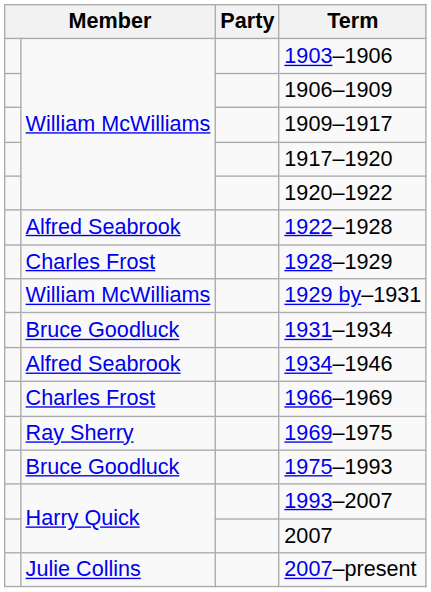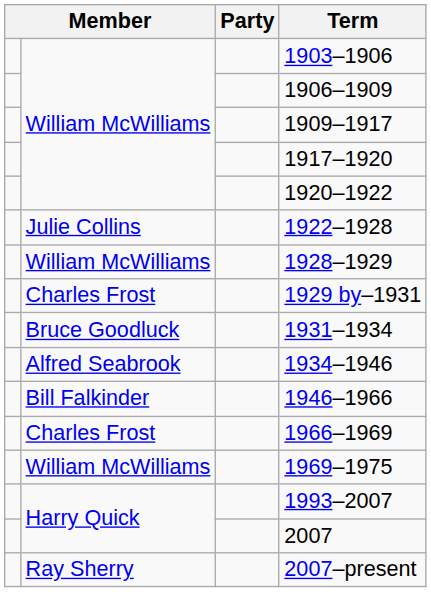(103, 227) Alfred Seabrook -> (83, 227) Julie Collins
(90, 261) Charles Frost -> (118, 261) William McWilliams
(118, 295) William McWilliams -> (90, 295) Charles Frost
+ row: (338, 398)
(80, 432) Ray Sherry -> (118, 466) William McWilliams
- row: (338, 466)
(83, 569) Julie Collins -> (80, 569) Ray Sherry
